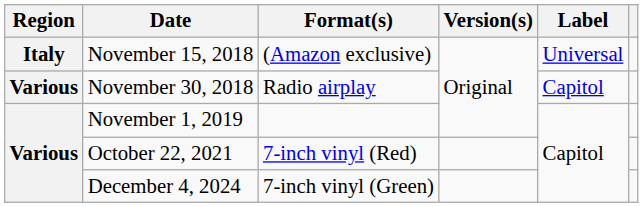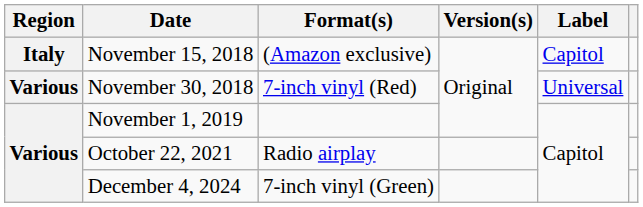(583, 53) Universal -> (573, 53) Capitol
(319, 86) Radio airplay -> (340, 86) 7-inch vinyl (Red)
(573, 86) Capitol -> (583, 86) Universal
(340, 152) 7-inch vinyl (Red) -> (319, 152) Radio airplay
